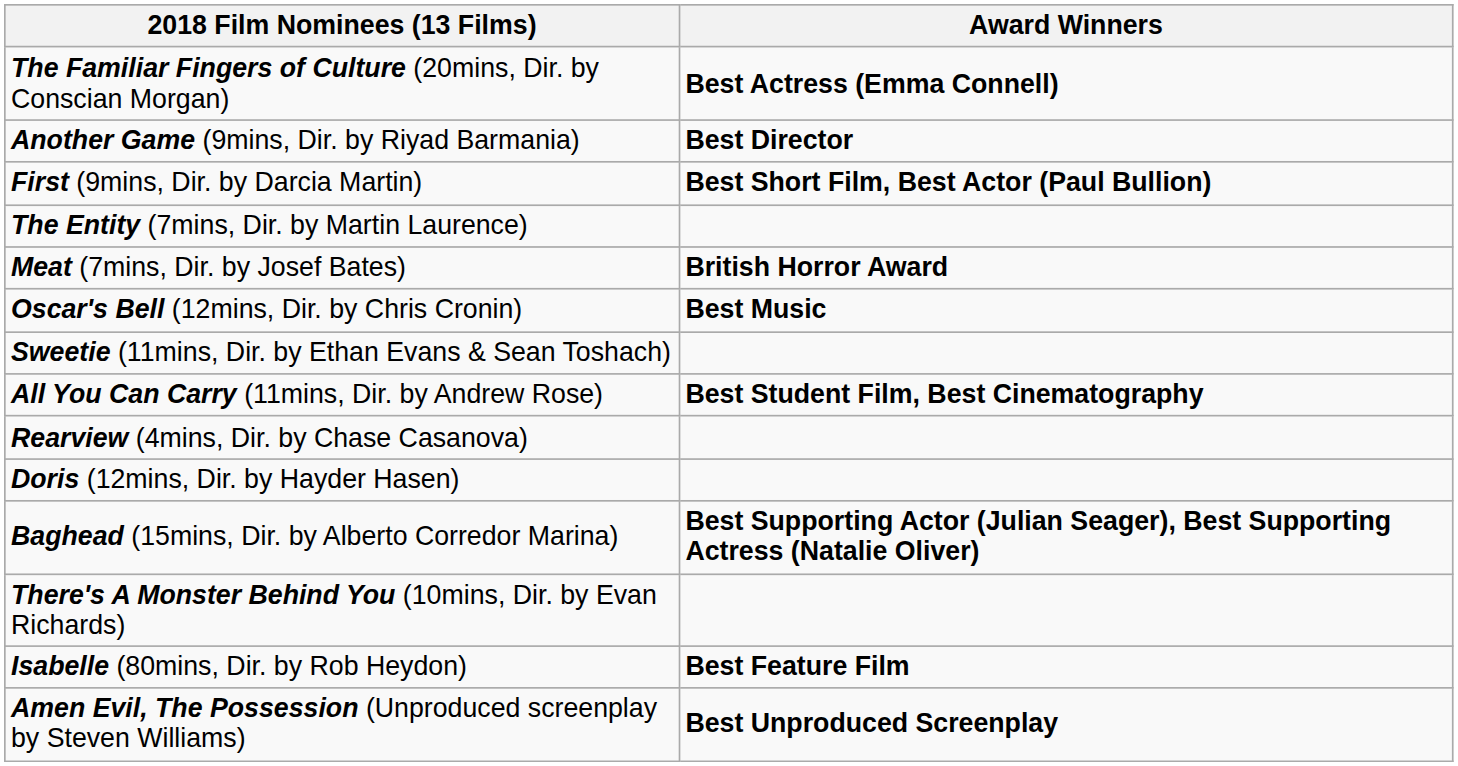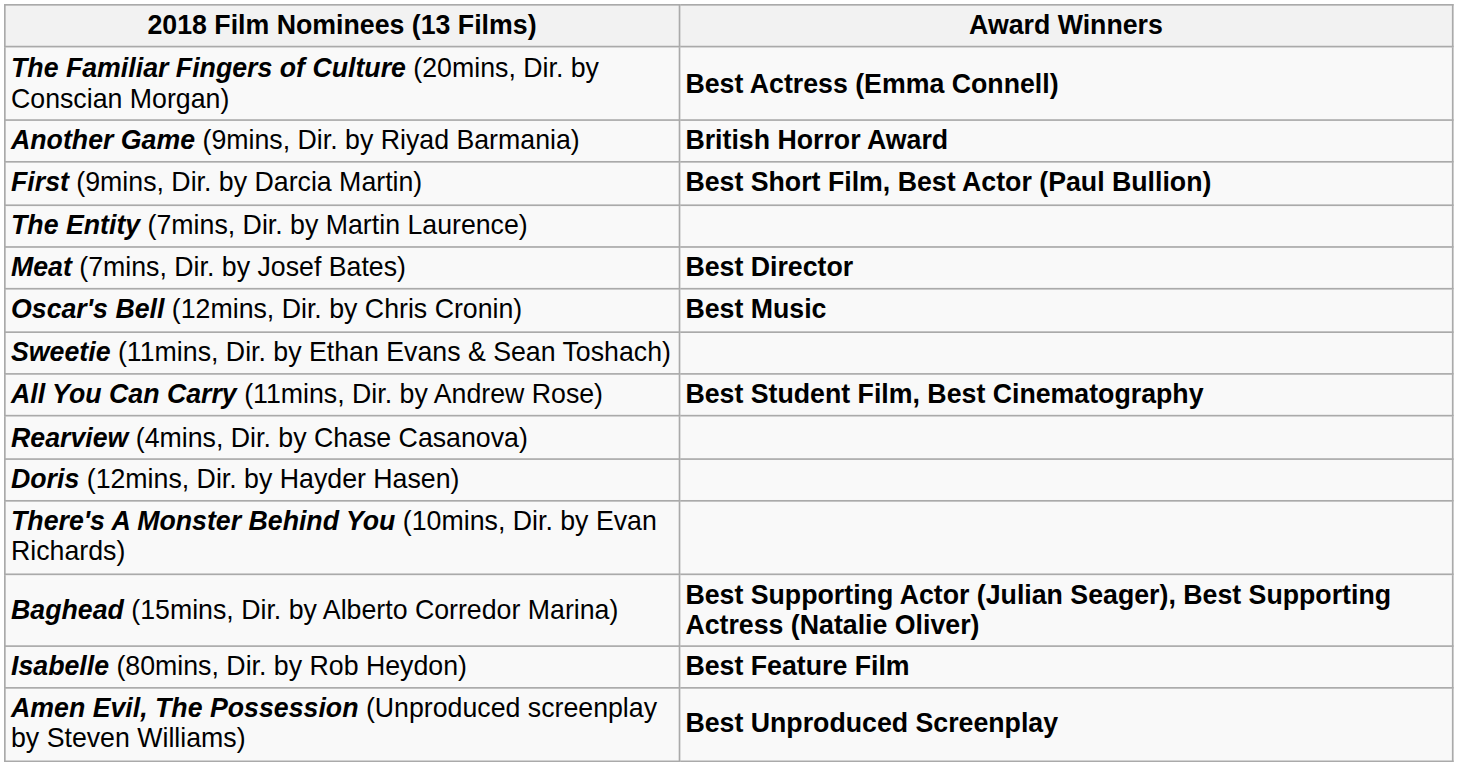(769, 140) Best Director -> (817, 140) British Horror Award
(817, 267) British Horror Award -> (769, 267) Best Director
rows swapped: (315, 536) <-> (334, 609)
